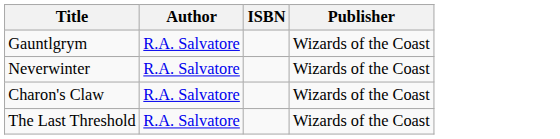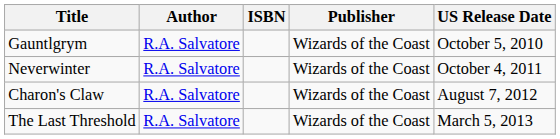+ column: (494, 17)
